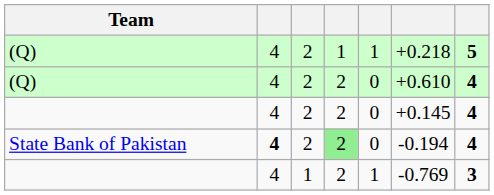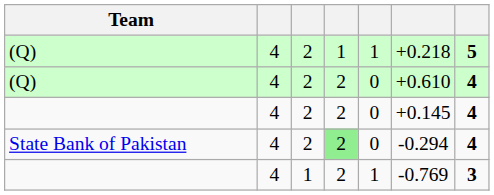(274, 143) bold -> (274, 143) normal
(423, 143) -0.194 -> (423, 143) -0.294
